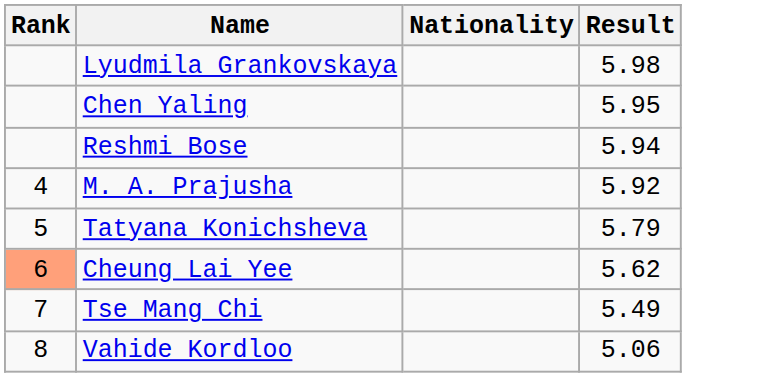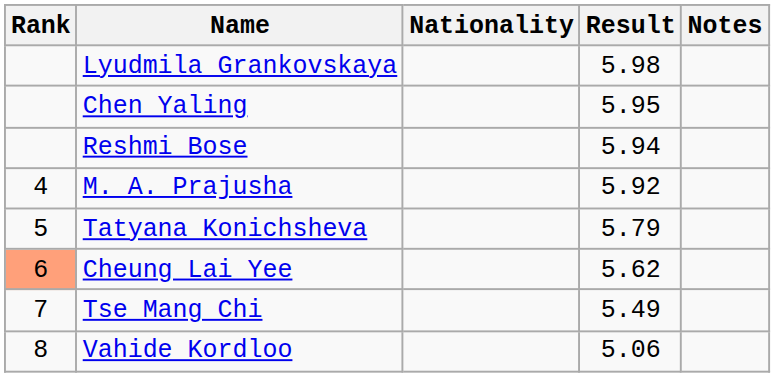+ column: (725, 25)
